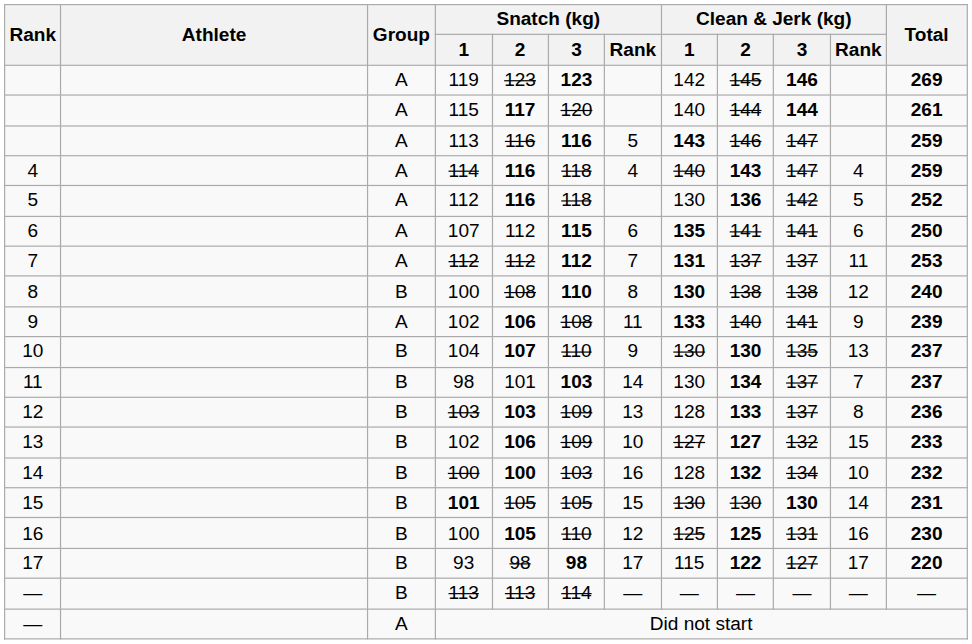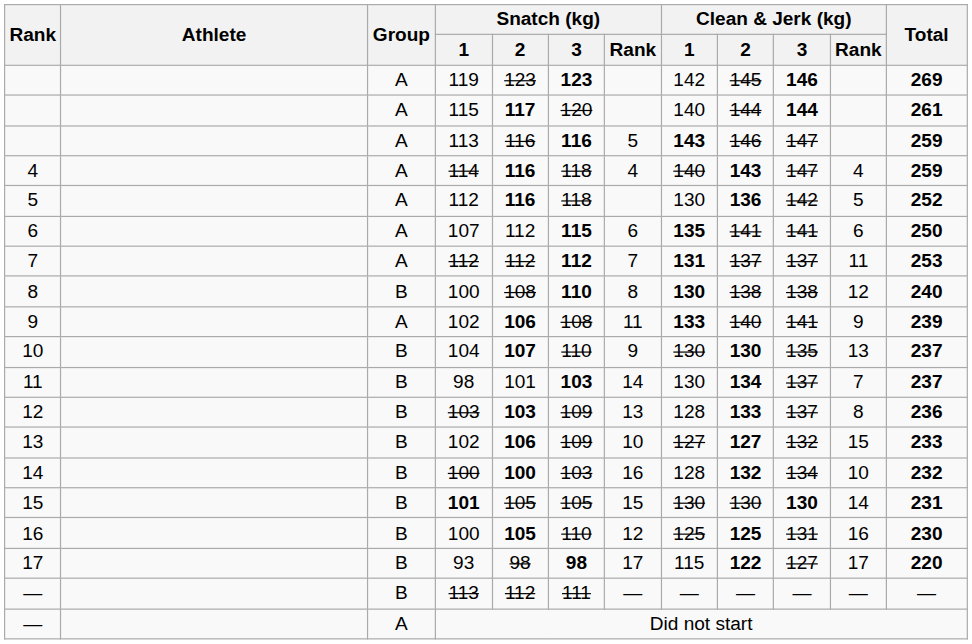(520, 593) 113 -> (520, 593) 112
(576, 593) 114 -> (576, 593) 111
